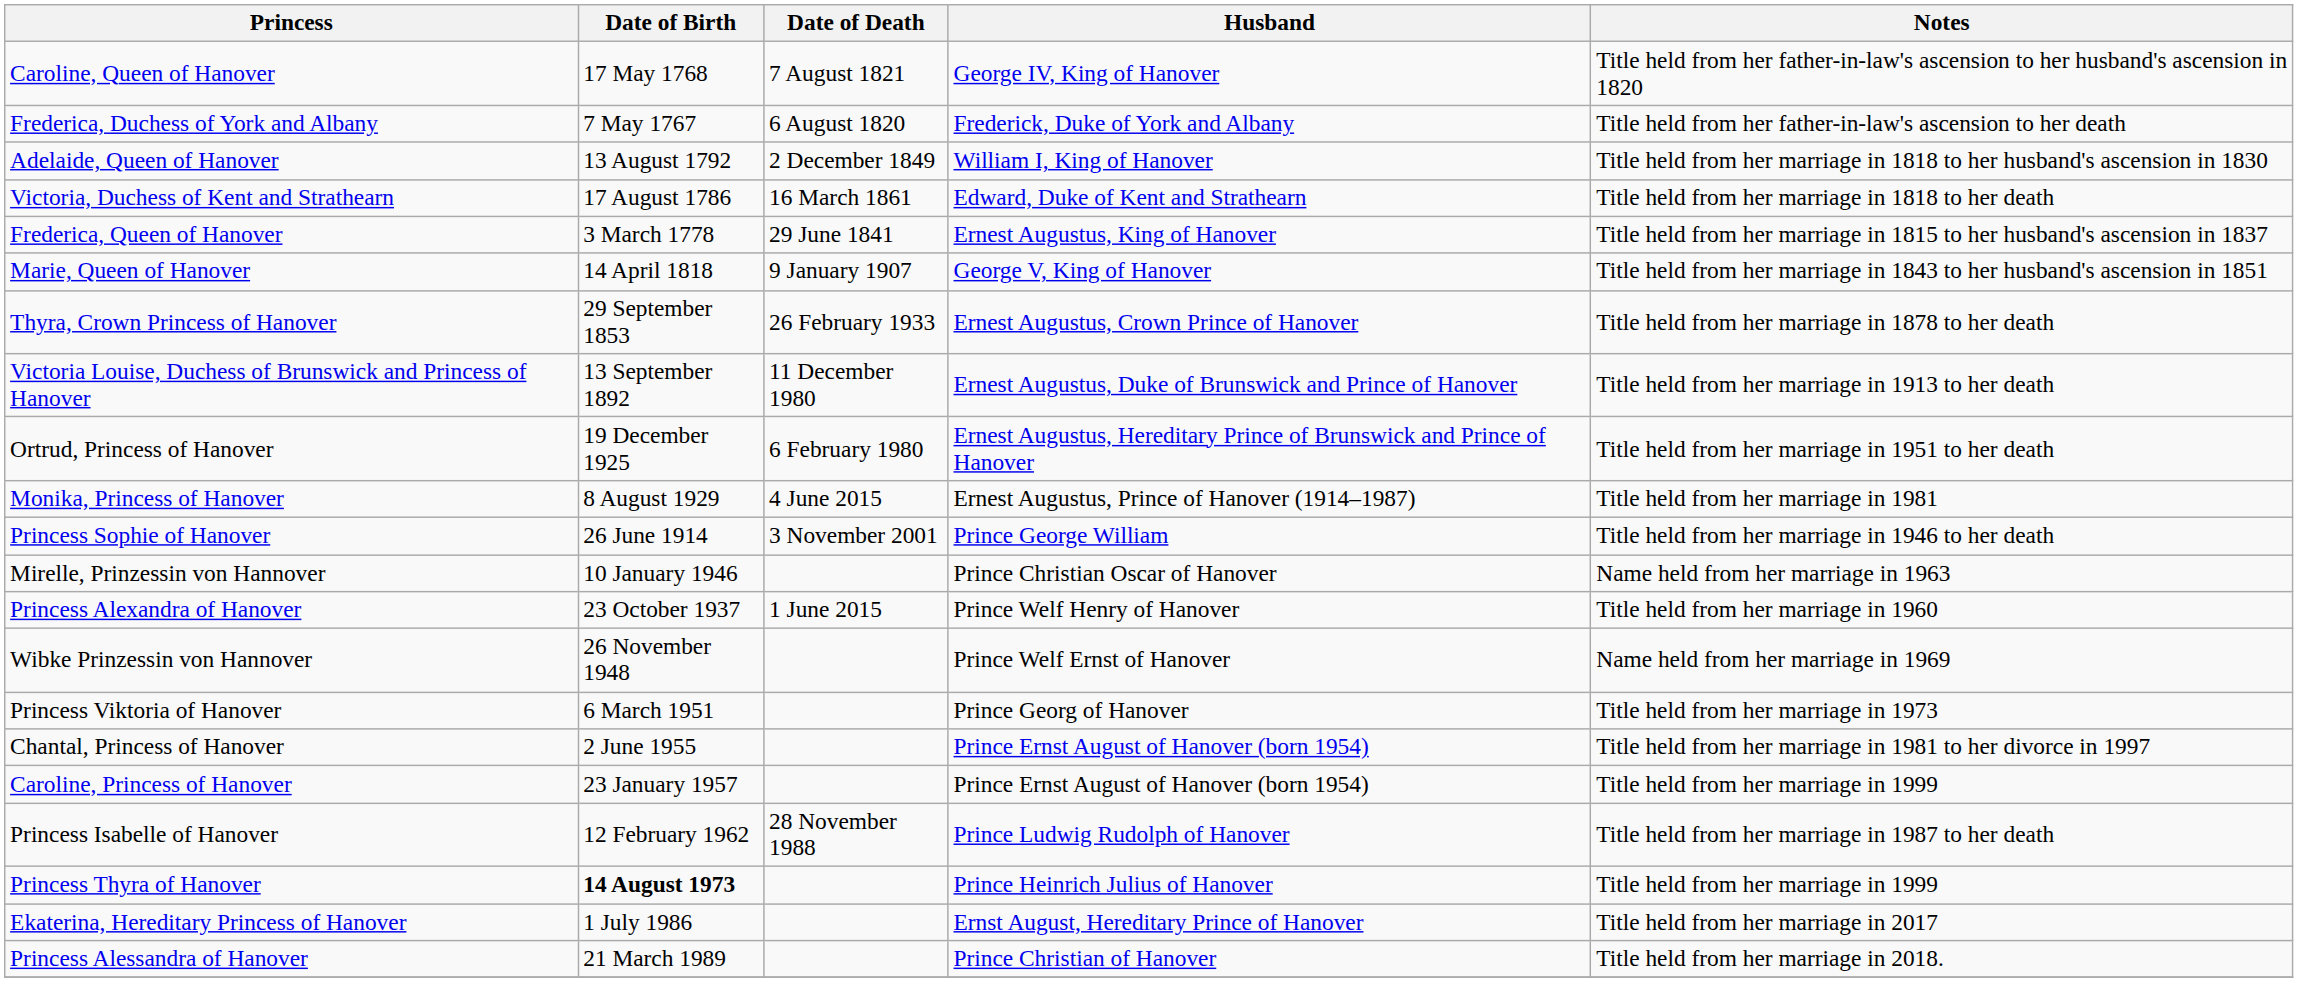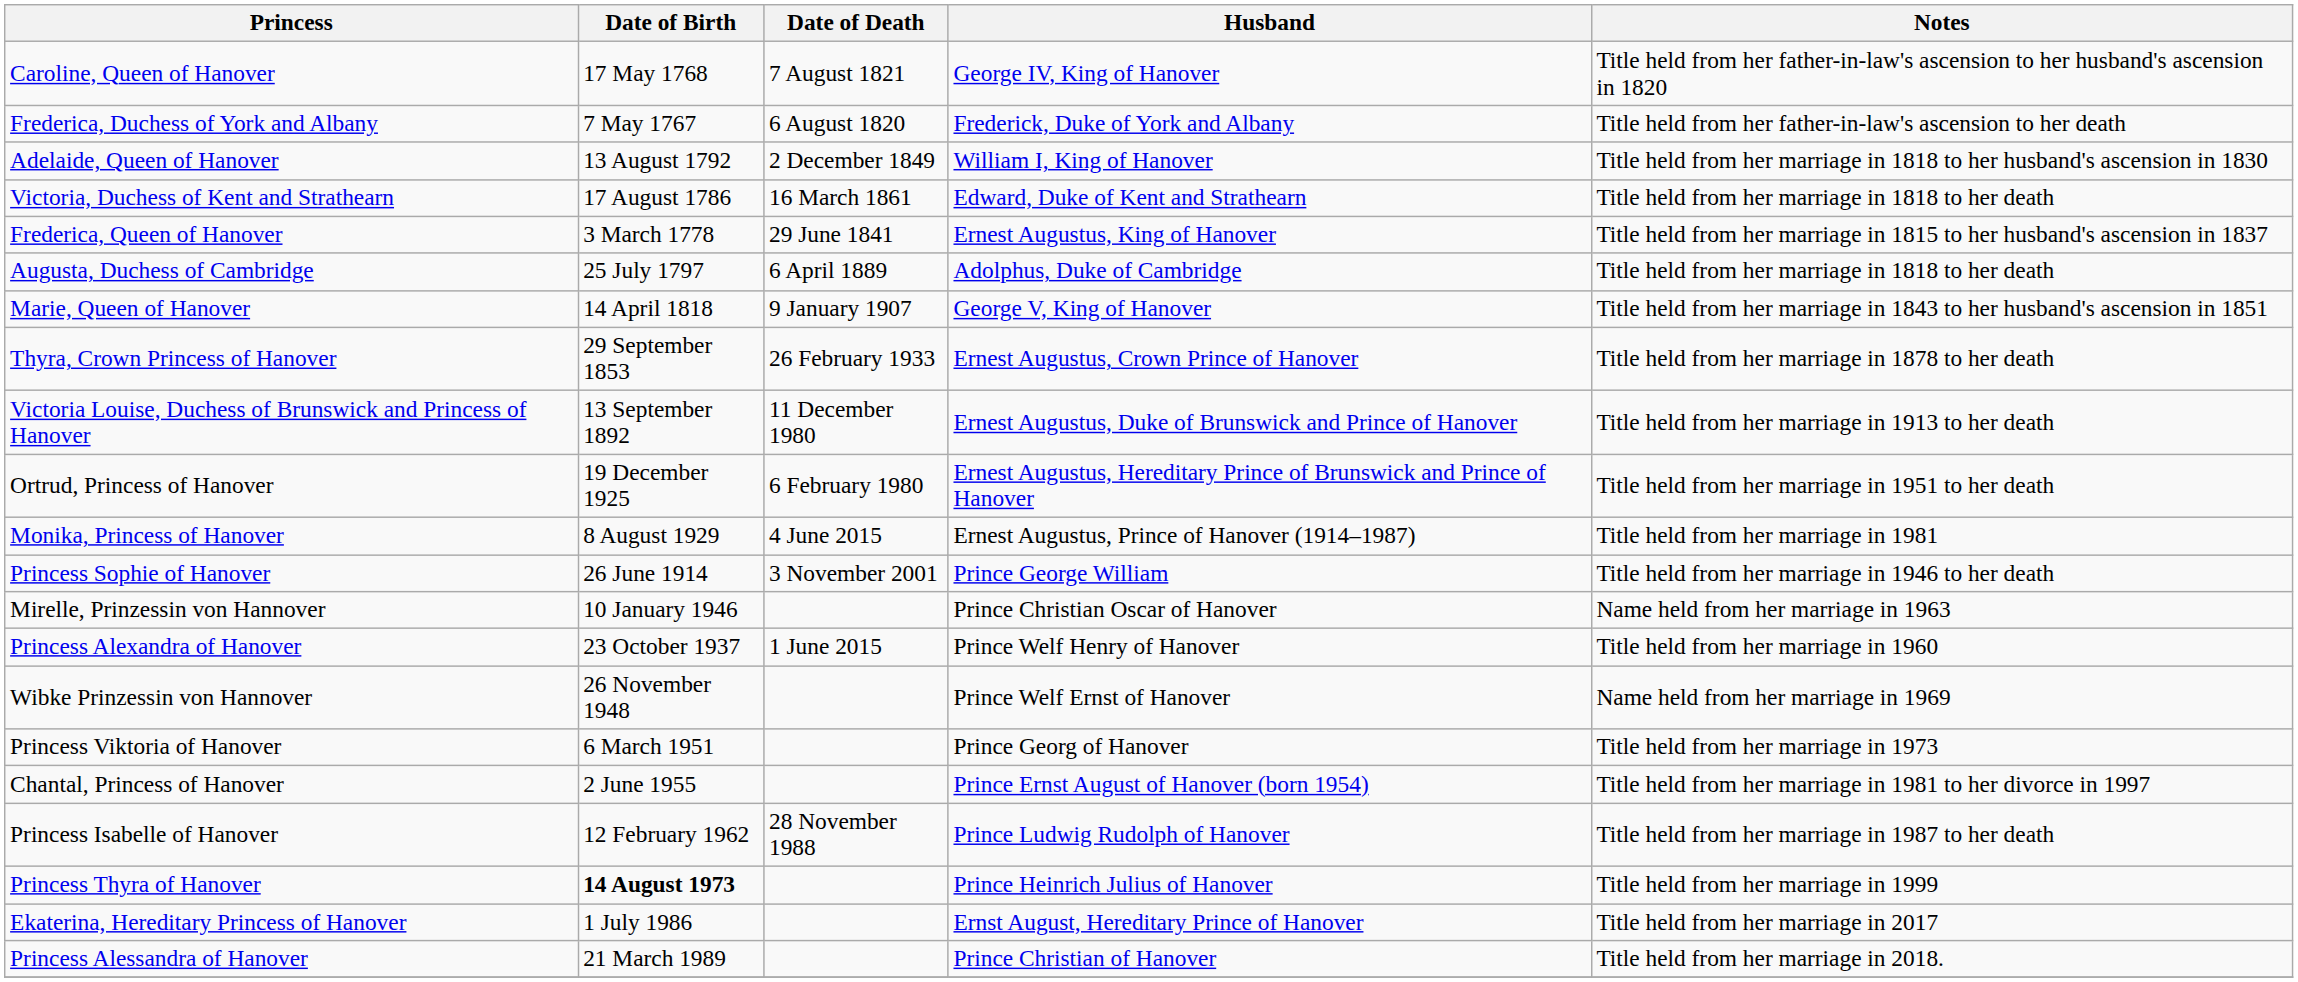+ row: (162, 271)
- row: (151, 784)
